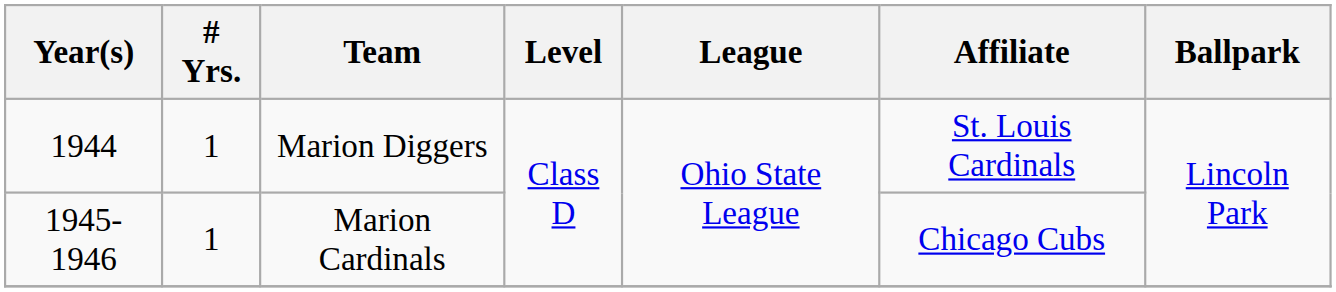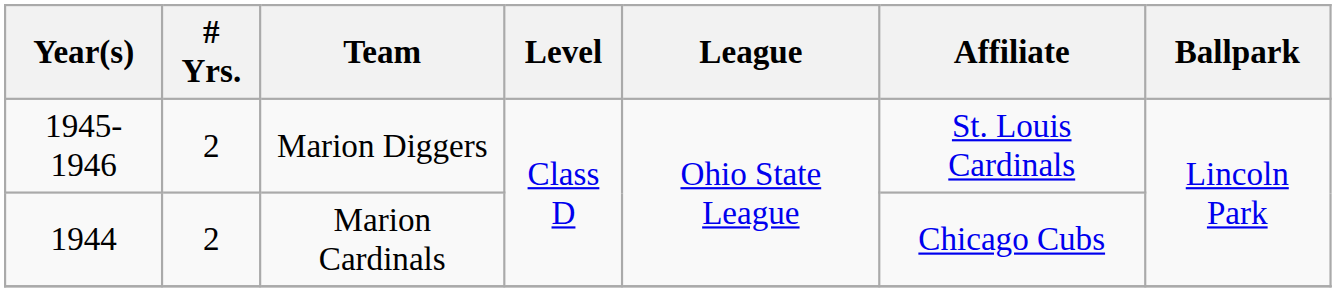(84, 145) 1944 -> (84, 145) 1945-1946
(211, 145) 1 -> (211, 145) 2
(84, 239) 1945-1946 -> (84, 239) 1944
(211, 239) 1 -> (211, 239) 2
